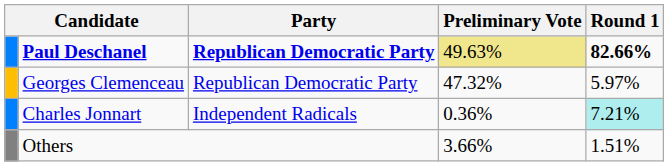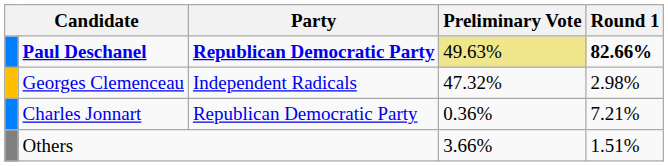(305, 83) Republican Democratic Party -> (275, 83) Independent Radicals
(615, 83) 5.97% -> (615, 83) 2.98%
(275, 114) Independent Radicals -> (305, 114) Republican Democratic Party
(615, 114) paleturquoise background -> (615, 114) no background
